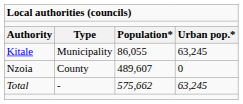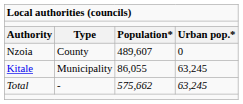rows swapped: (20, 51) <-> (20, 68)
